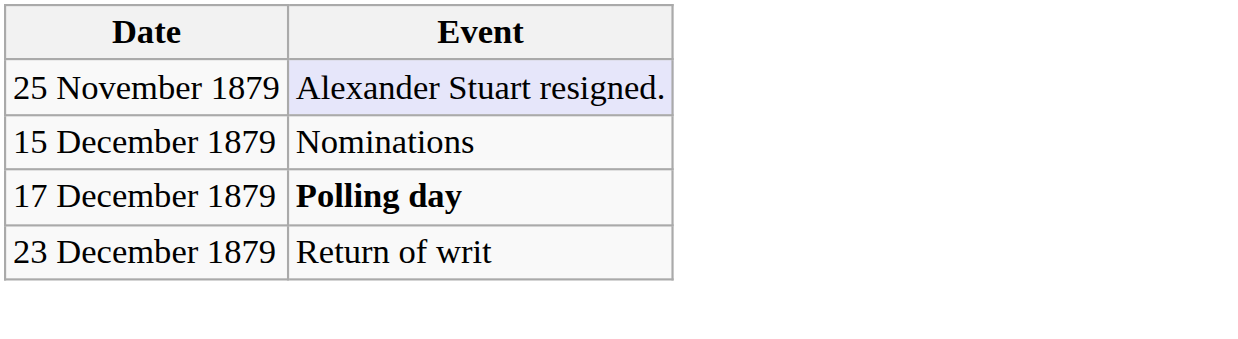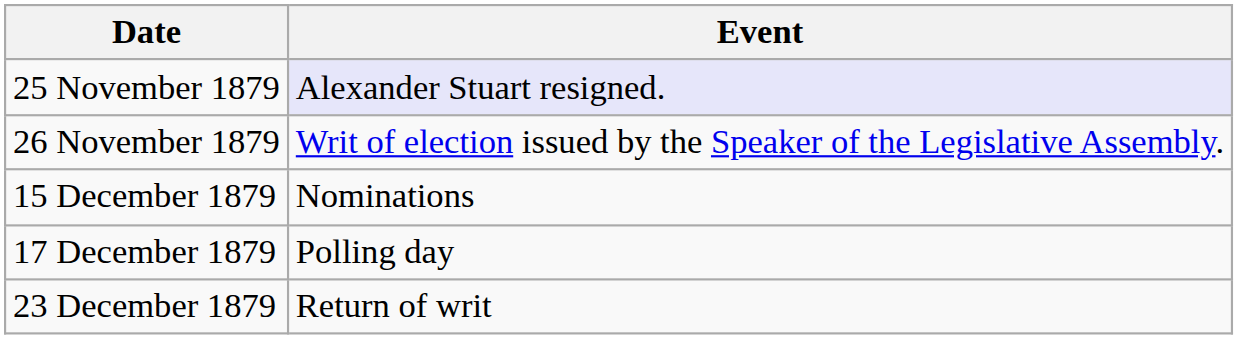+ row: (146, 141)
(379, 196) bold -> (375, 251) normal
